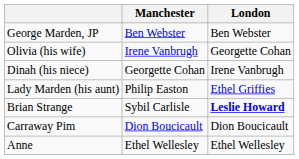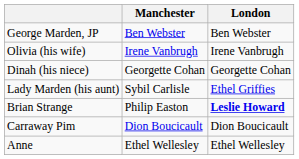(251, 51) Georgette Cohan -> (247, 51) Irene Vanbrugh
(247, 70) Irene Vanbrugh -> (251, 70) Georgette Cohan
(156, 88) Philip Easton -> (157, 88) Sybil Carlisle
(157, 107) Sybil Carlisle -> (156, 107) Philip Easton
